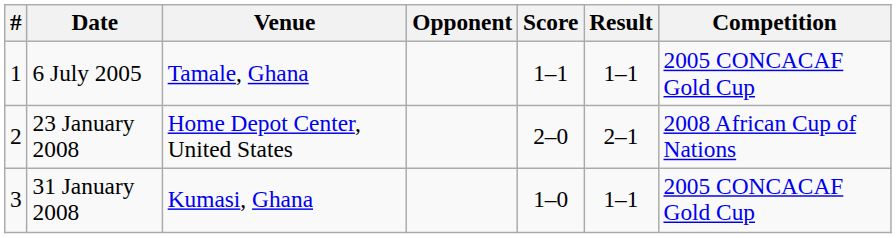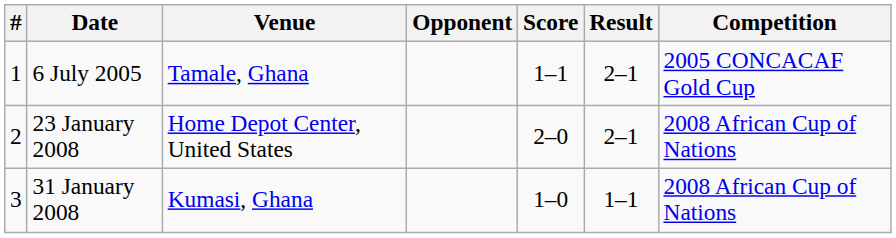(621, 73) 1–1 -> (621, 73) 2–1
(753, 199) 2005 CONCACAF Gold Cup -> (760, 199) 2008 African Cup of Nations
